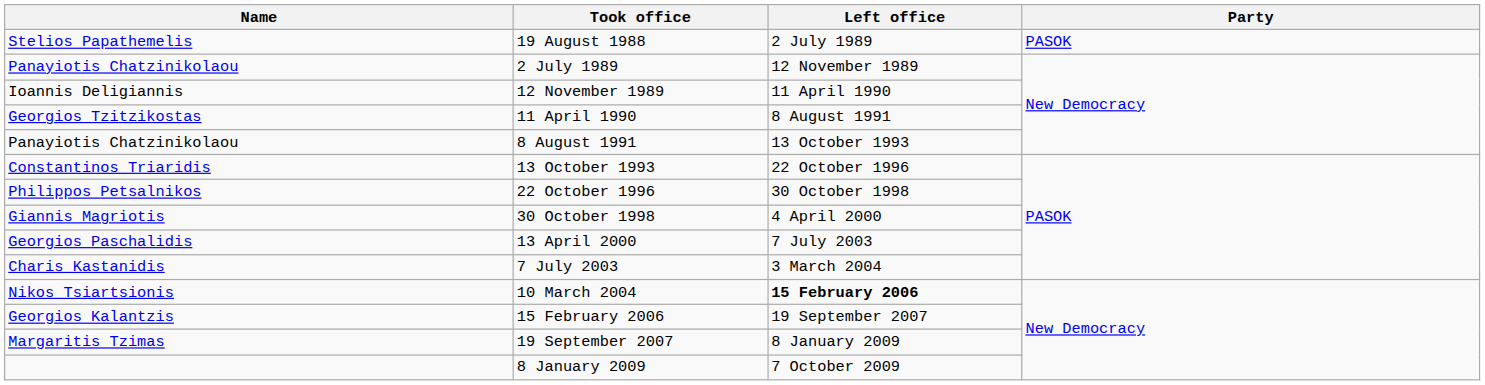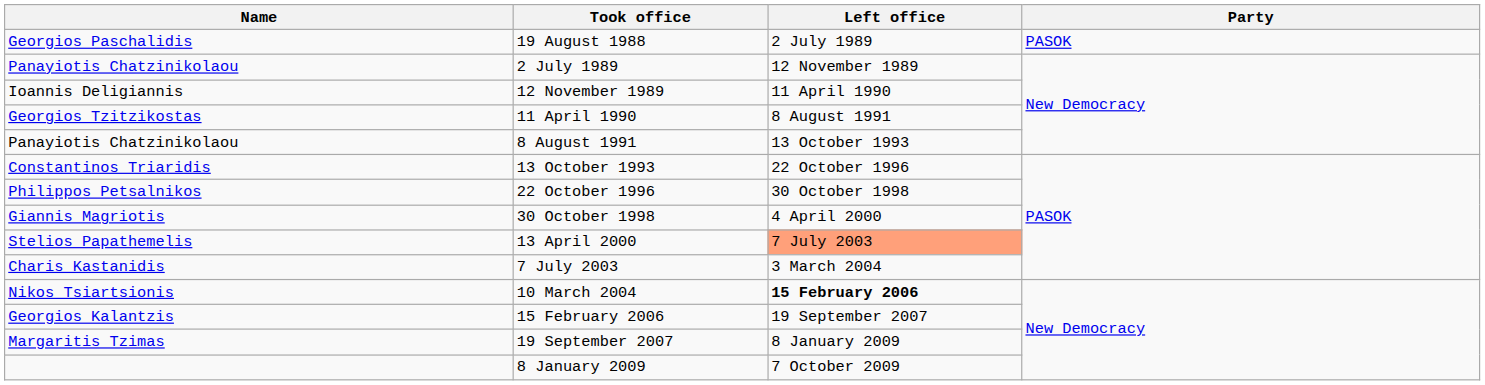(100, 42) Stelios Papathemelis -> (100, 42) Georgios Paschalidis
(100, 242) Georgios Paschalidis -> (100, 242) Stelios Papathemelis
(822, 242) no background -> (822, 242) lightsalmon background
